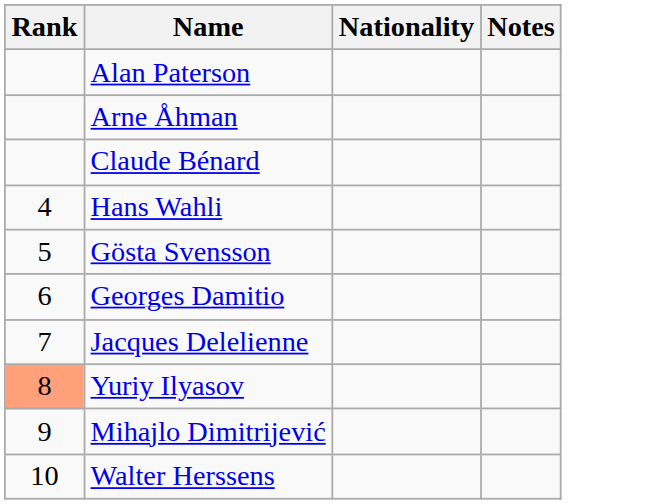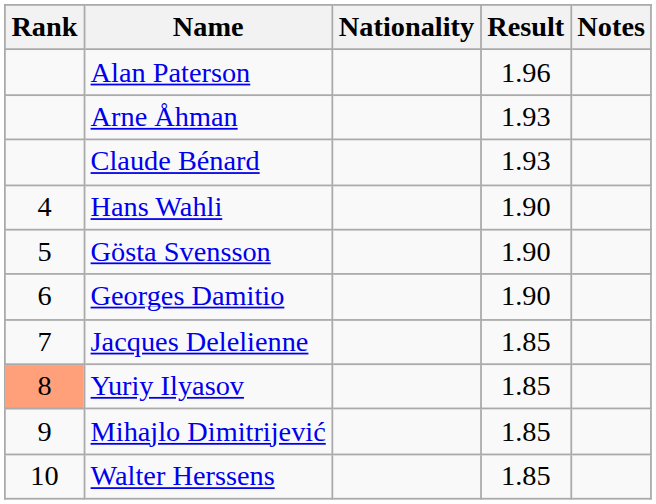+ column: (526, 26)
